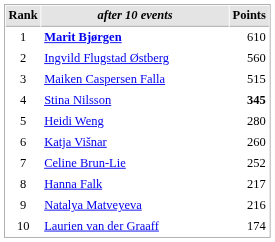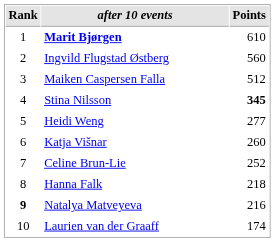(256, 79) 515 -> (256, 79) 512
(256, 121) 280 -> (256, 121) 277
(256, 184) 217 -> (256, 184) 218
(23, 205) normal -> (23, 205) bold
